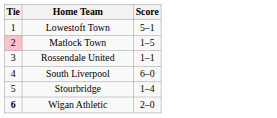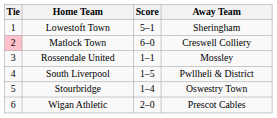+ column: (217, 12)
(147, 43) 1–5 -> (147, 43) 6–0
(147, 74) 6–0 -> (147, 74) 1–5
(13, 105) bold -> (13, 105) normal
